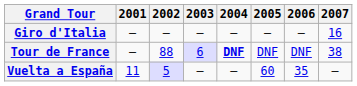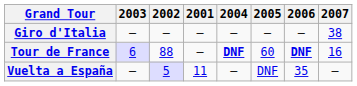columns swapped: (133, 14) <-> (200, 14)
(335, 33) 16 -> (335, 33) 38
(268, 52) DNF -> (268, 52) 60
(301, 52) normal -> (301, 52) bold
(335, 52) 38 -> (335, 52) 16
(268, 71) 60 -> (268, 71) DNF
